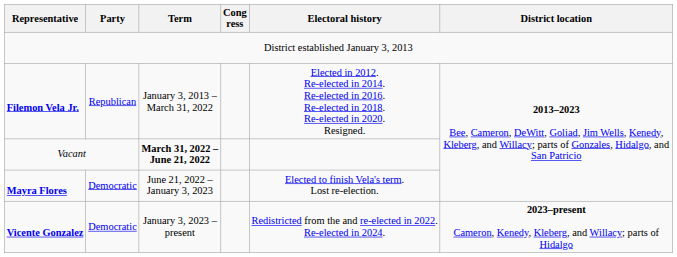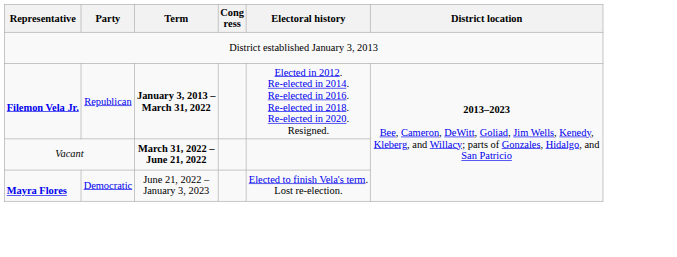(180, 101) normal -> (176, 101) bold
- row: (45, 232)
